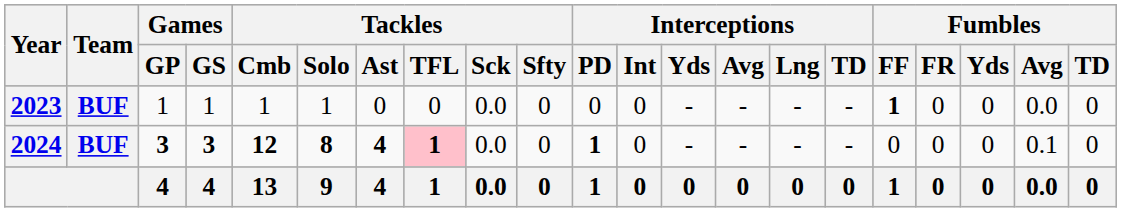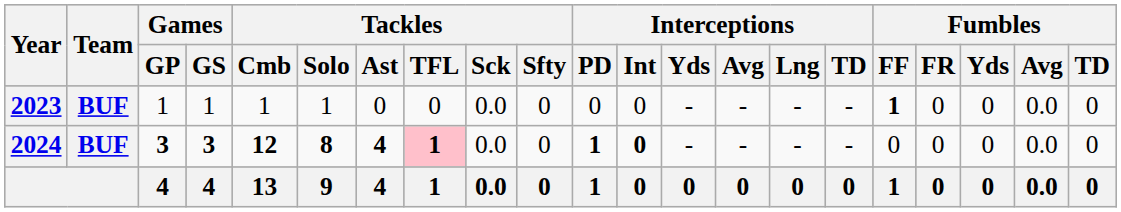(640, 145) normal -> (640, 145) bold
(1042, 145) 0.1 -> (1042, 145) 0.0
